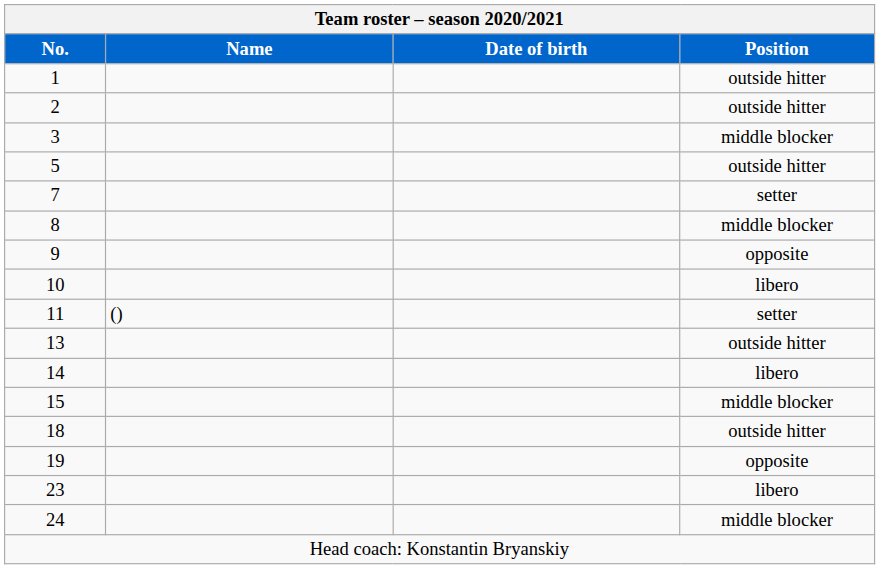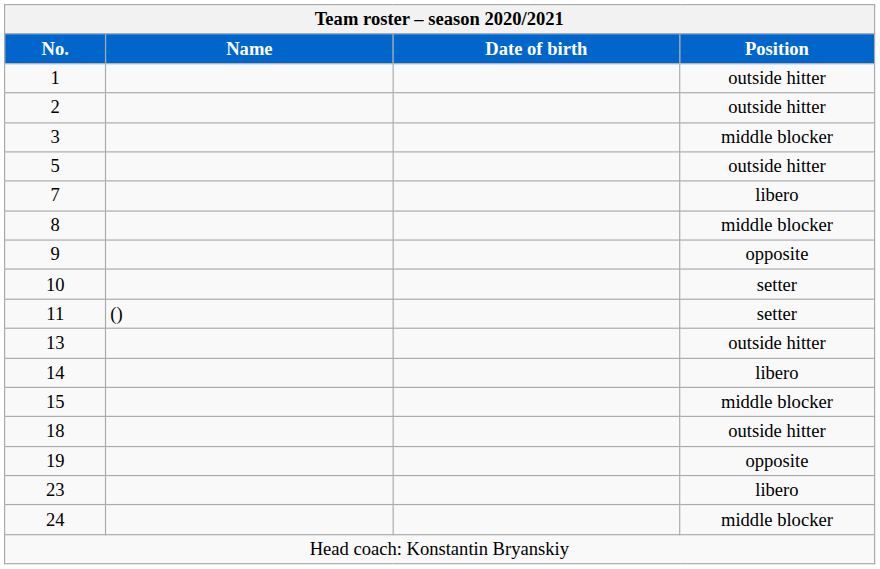(777, 195) setter -> (777, 195) libero
(777, 284) libero -> (777, 284) setter
